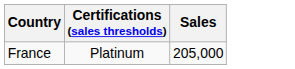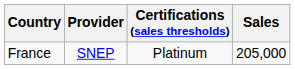+ column: (96, 23)
